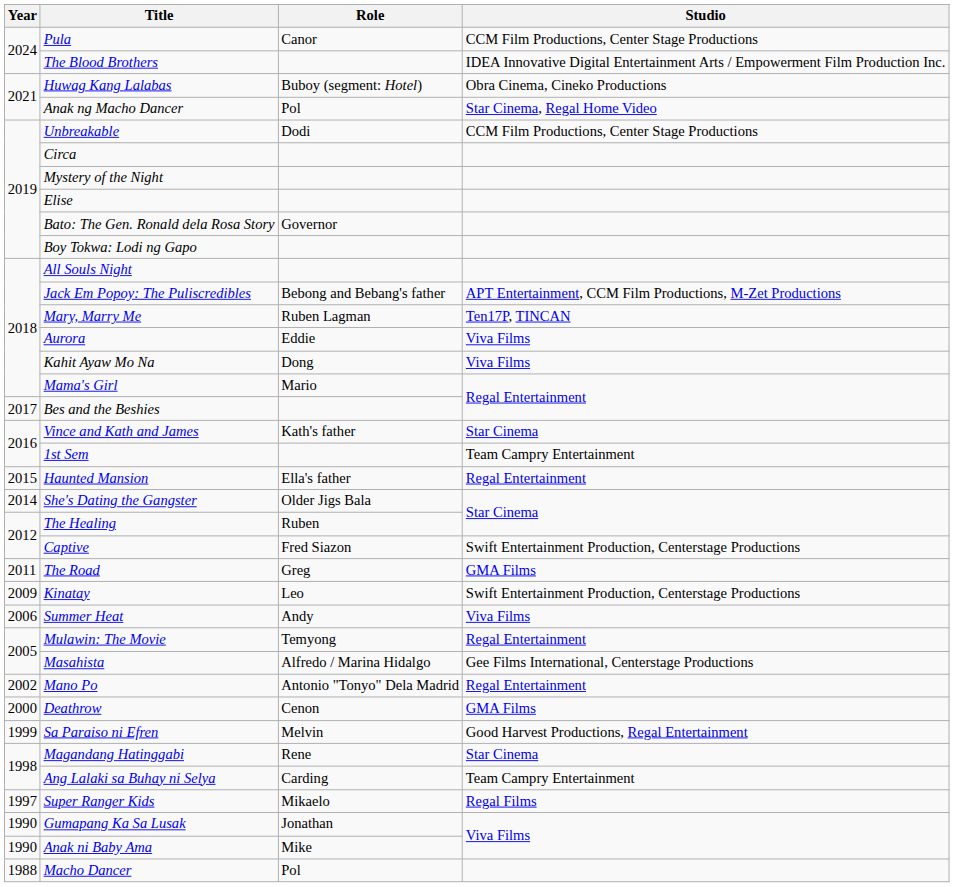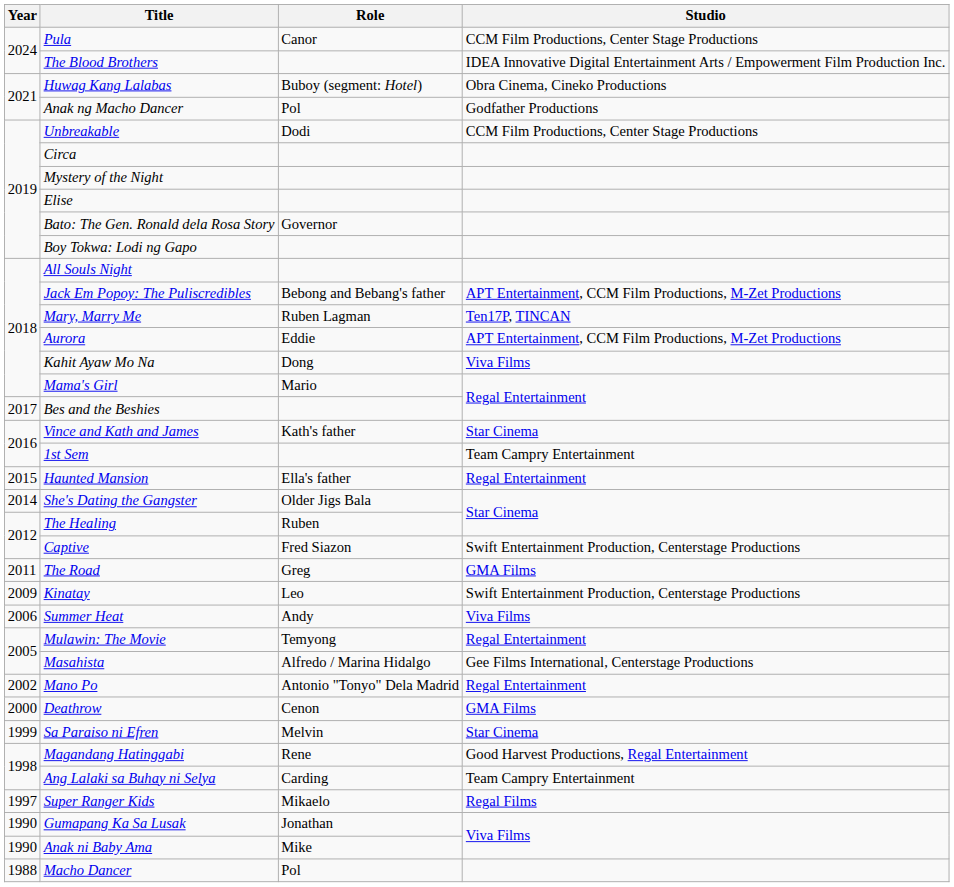(561, 108) Star Cinema, Regal Home Video -> (532, 108) Godfather Productions
(498, 339) Viva Films -> (653, 339) APT Entertainment, CCM Film Productions, M-Zet Productions
(607, 731) Good Harvest Productions, Regal Entertainment -> (502, 731) Star Cinema
(502, 754) Star Cinema -> (607, 754) Good Harvest Productions, Regal Entertainment
